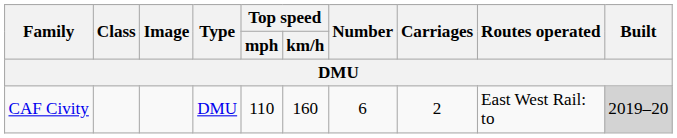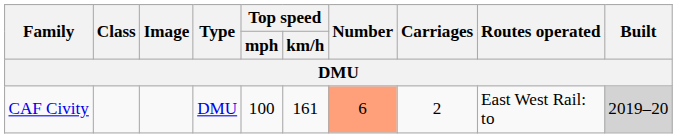(262, 109) 110 -> (262, 109) 100
(305, 109) 160 -> (305, 109) 161
(363, 109) no background -> (363, 109) lightsalmon background
